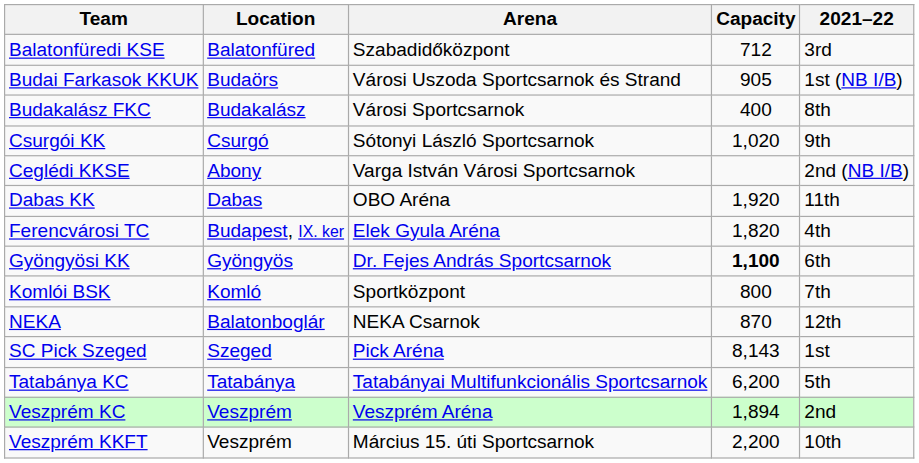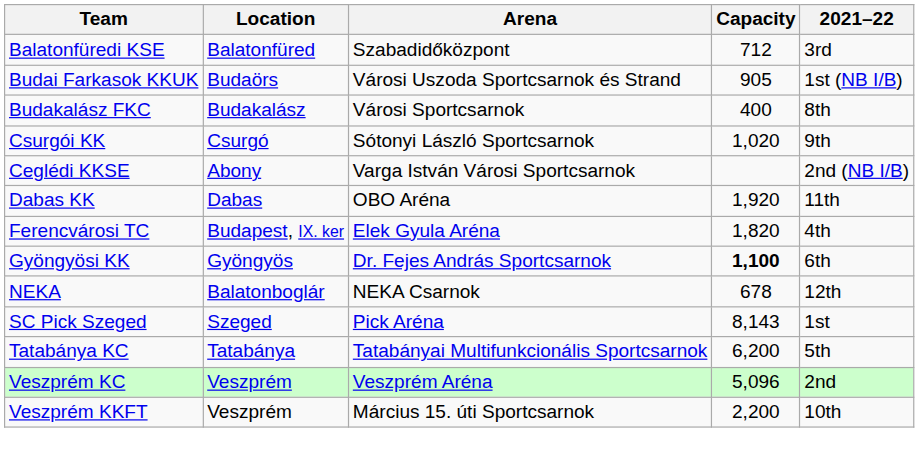- row: (60, 291)
(756, 321) 870 -> (756, 291) 678
(756, 412) 1,894 -> (756, 381) 5,096
